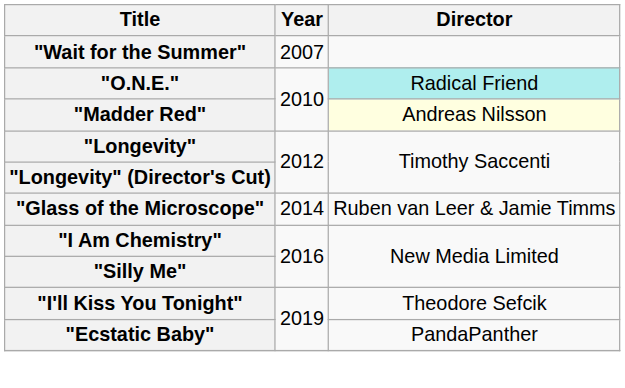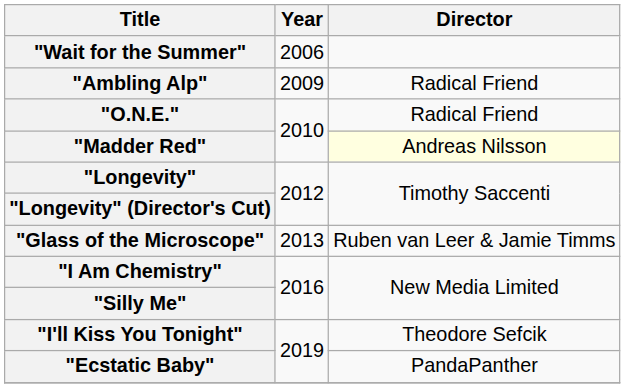(302, 51) 2007 -> (302, 51) 2006
+ row: (140, 83)
(474, 83) paleturquoise background -> (474, 114) no background
(302, 209) 2014 -> (302, 240) 2013
